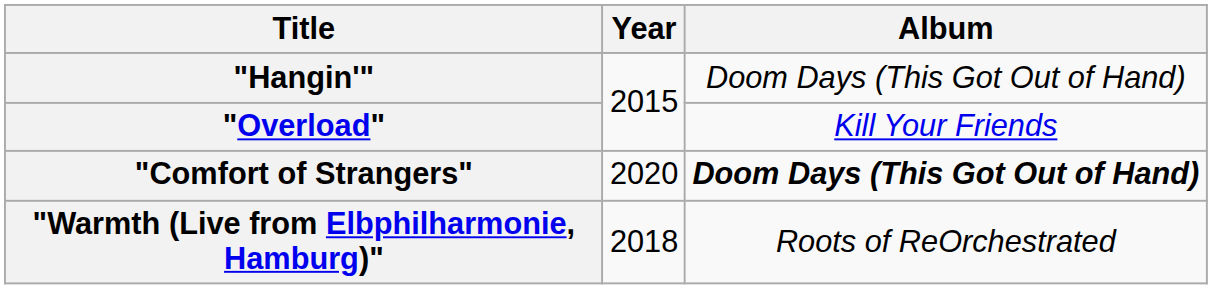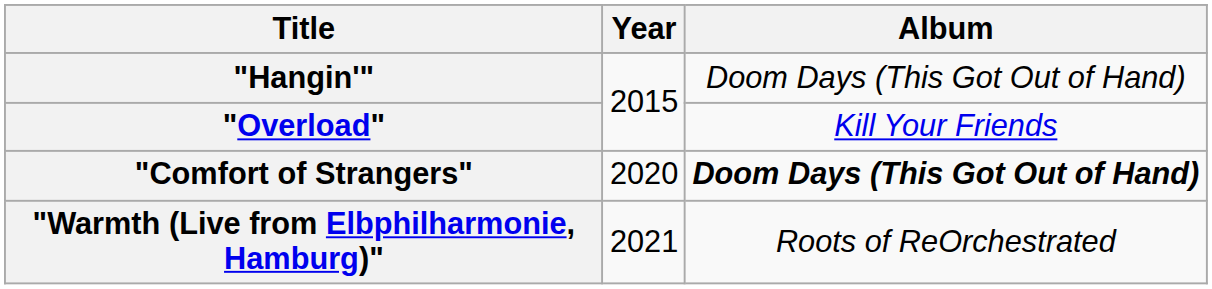(644, 241) 2018 -> (644, 241) 2021
